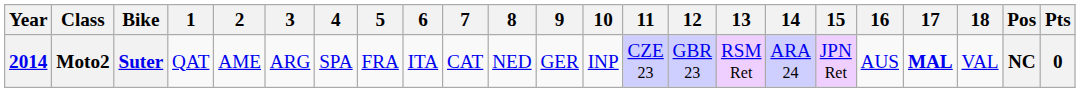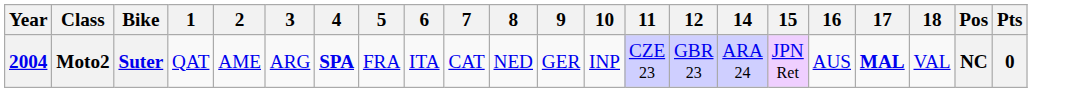- column: (741, 19)
(28, 60) 2014 -> (28, 60) 2004
(336, 60) normal -> (337, 60) bold
